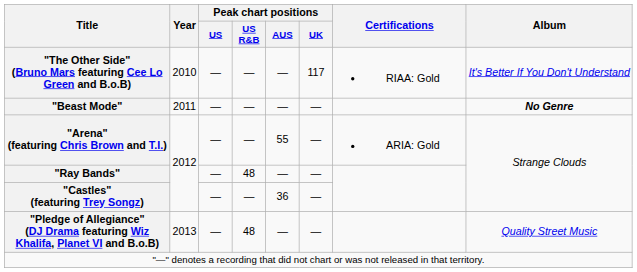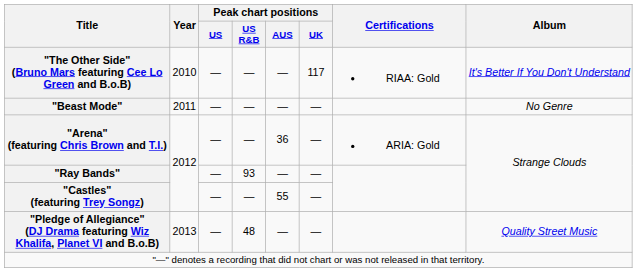(549, 106) bold -> (549, 106) normal
(283, 140) 55 -> (283, 140) 36
(249, 173) 48 -> (249, 173) 93
(283, 196) 36 -> (283, 196) 55
